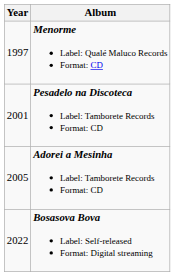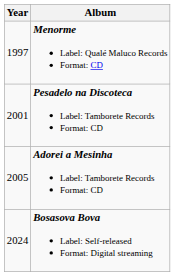(18, 240) 2022 -> (18, 240) 2024
